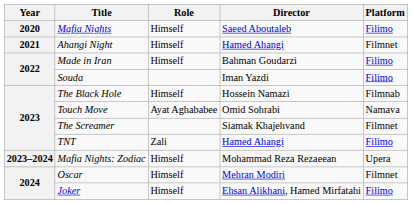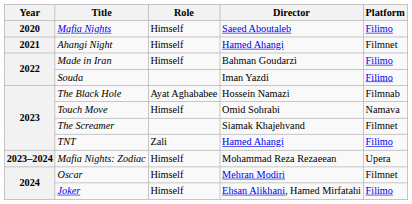(167, 93) Himself -> (184, 93) Ayat Aghababee
(184, 110) Ayat Aghababee -> (167, 110) Himself
